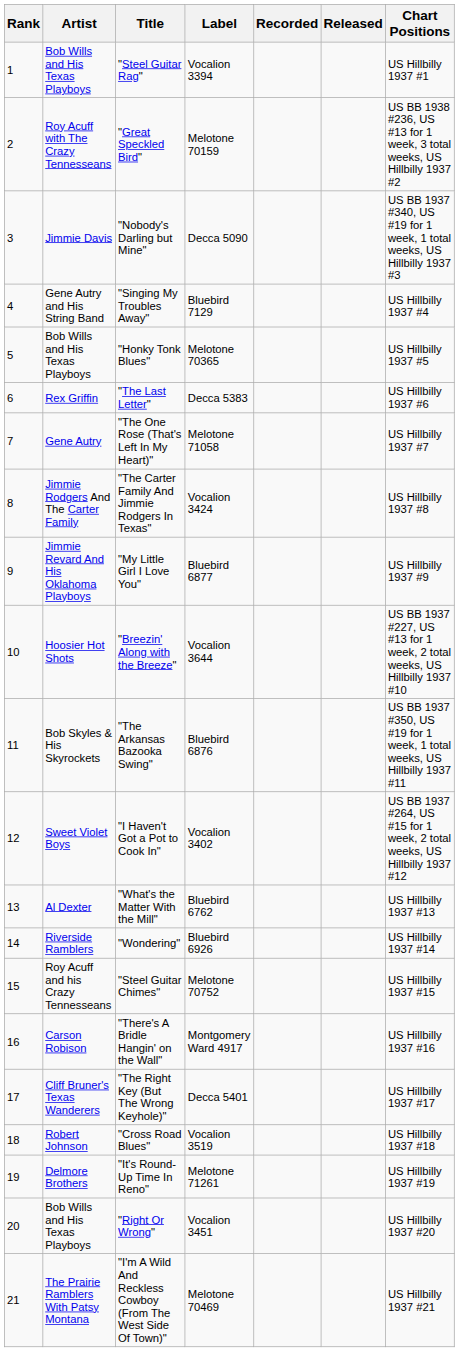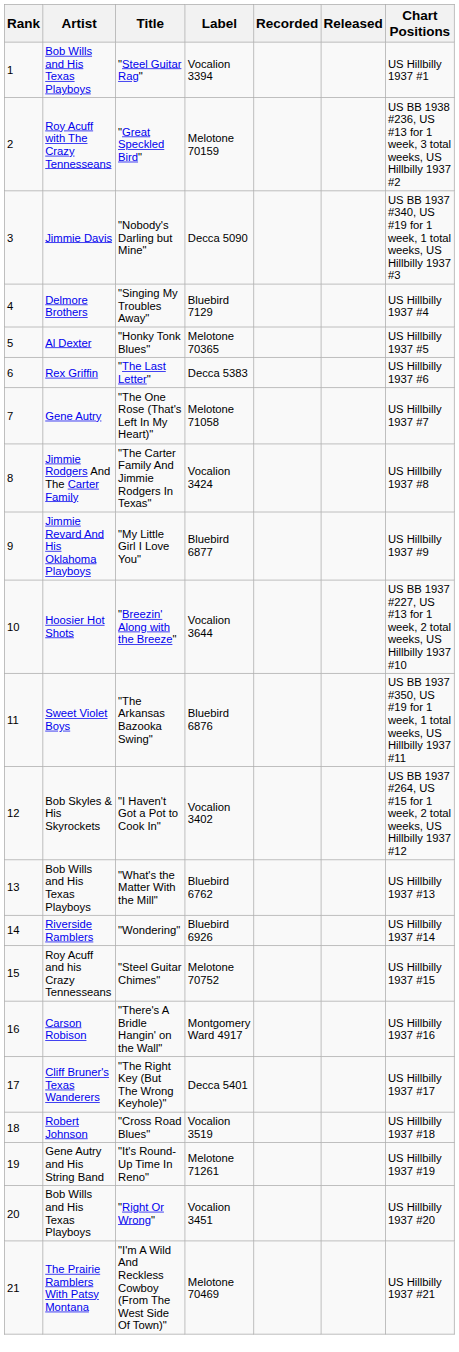(75, 306) Gene Autry and His String Band -> (66, 306) Delmore Brothers
(69, 355) Bob Wills and His Texas Playboys -> (68, 343) Al Dexter
(79, 745) Bob Skyles & His Skyrockets -> (76, 720) Sweet Violet Boys
(76, 838) Sweet Violet Boys -> (79, 813) Bob Skyles & His Skyrockets
(68, 907) Al Dexter -> (69, 888) Bob Wills and His Texas Playboys
(66, 1177) Delmore Brothers -> (75, 1164) Gene Autry and His String Band
